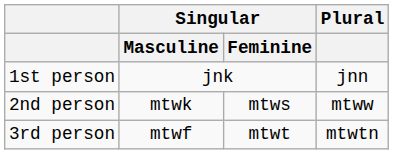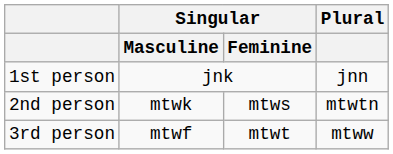(352, 106) mtww -> (352, 106) mtwtn
(352, 134) mtwtn -> (352, 134) mtww
